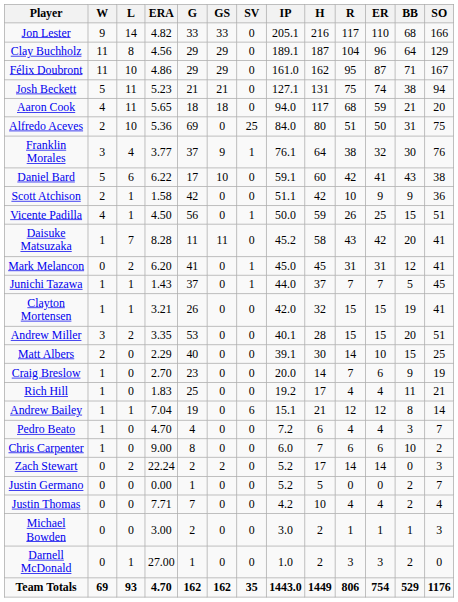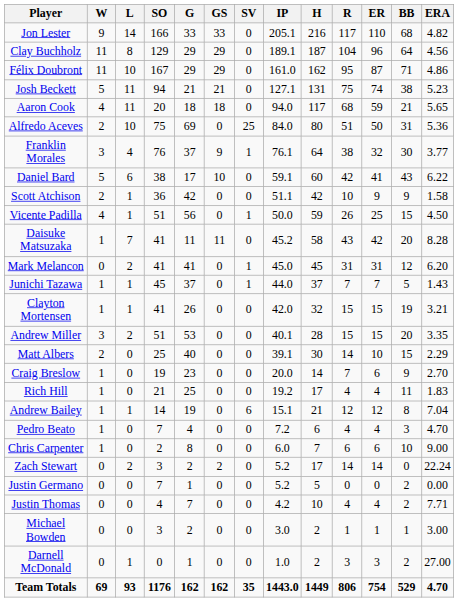columns swapped: (161, 13) <-> (439, 13)
